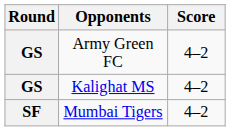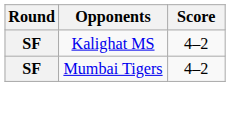- row: (113, 52)
(32, 86) GS -> (32, 43) SF
